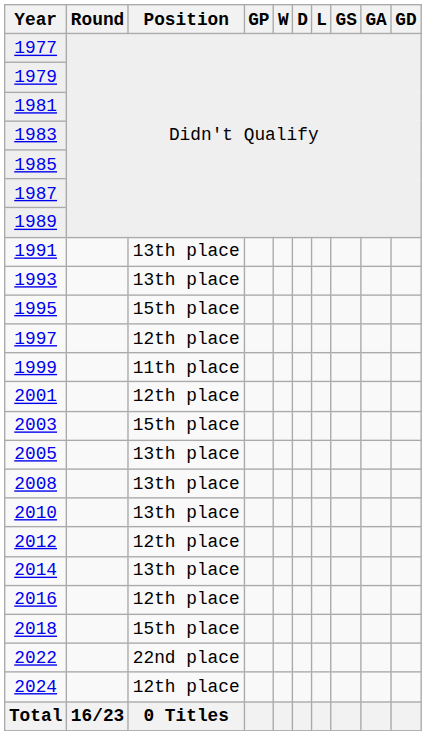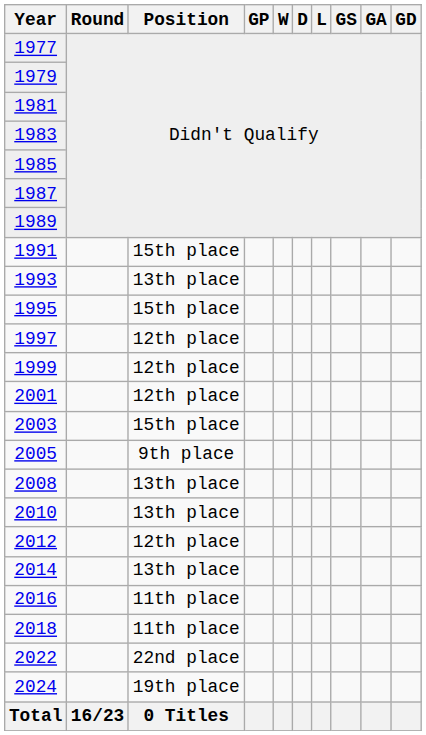(186, 251) 13th place -> (186, 251) 15th place
(186, 368) 11th place -> (186, 368) 12th place
(186, 455) 13th place -> (186, 455) 9th place
(186, 600) 12th place -> (186, 600) 11th place
(186, 629) 15th place -> (186, 629) 11th place
(186, 687) 12th place -> (186, 687) 19th place
